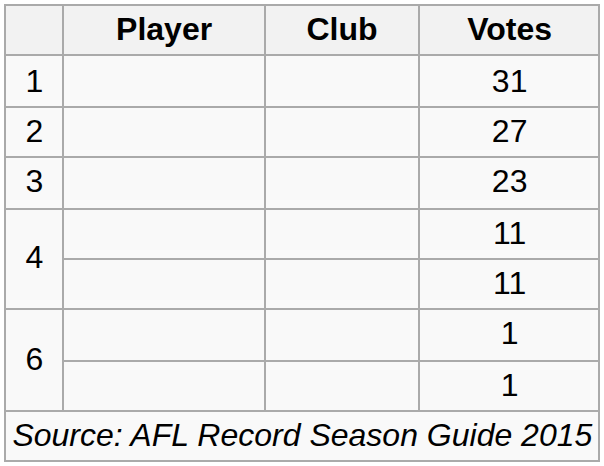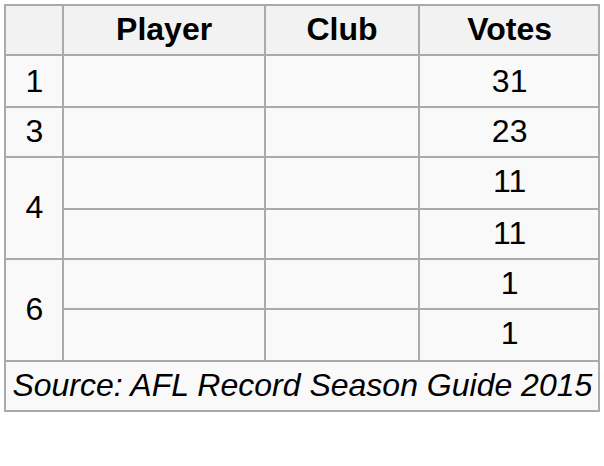- row: (34, 131)
